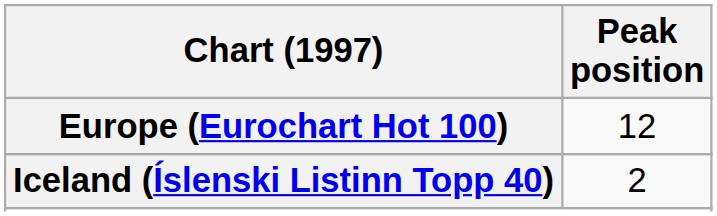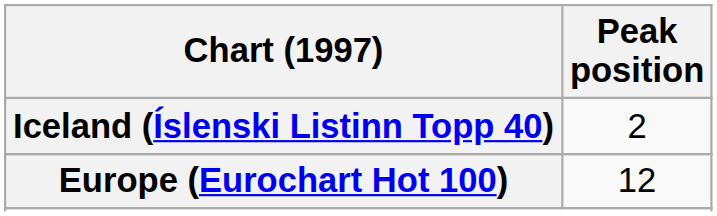rows swapped: (283, 125) <-> (284, 180)
